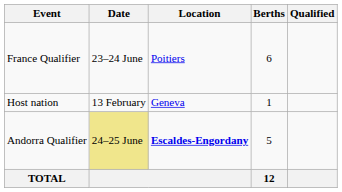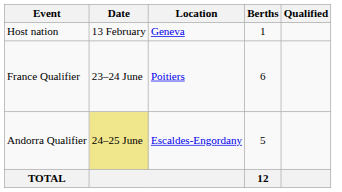rows swapped: (33, 102) <-> (43, 58)
(200, 140) bold -> (196, 140) normal
